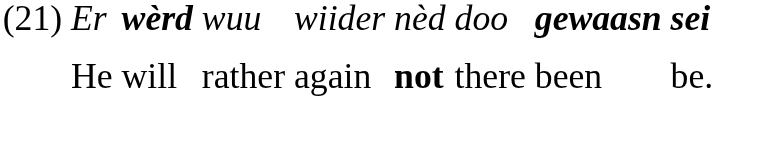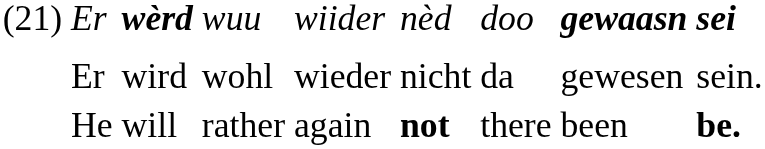+ row: (88, 76)
(692, 76) normal -> (719, 125) bold
